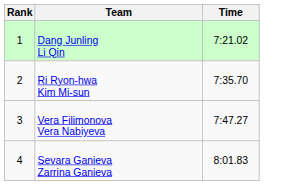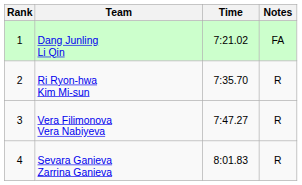+ column: (278, 12)
